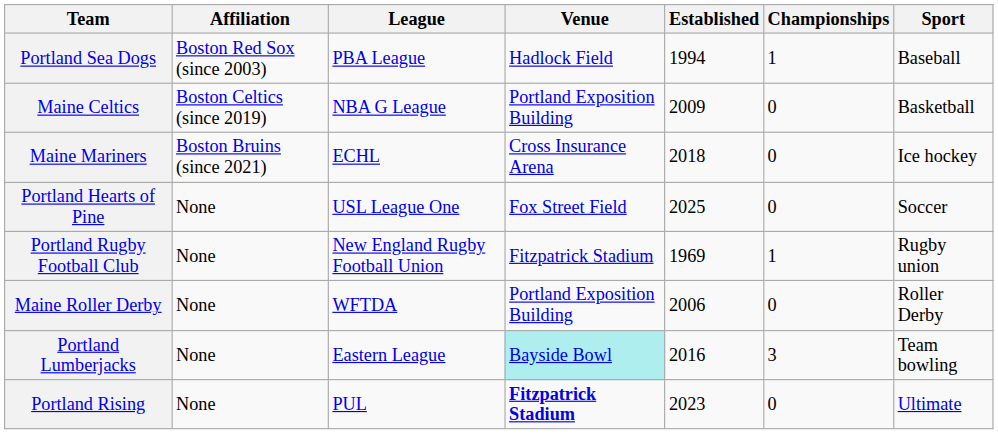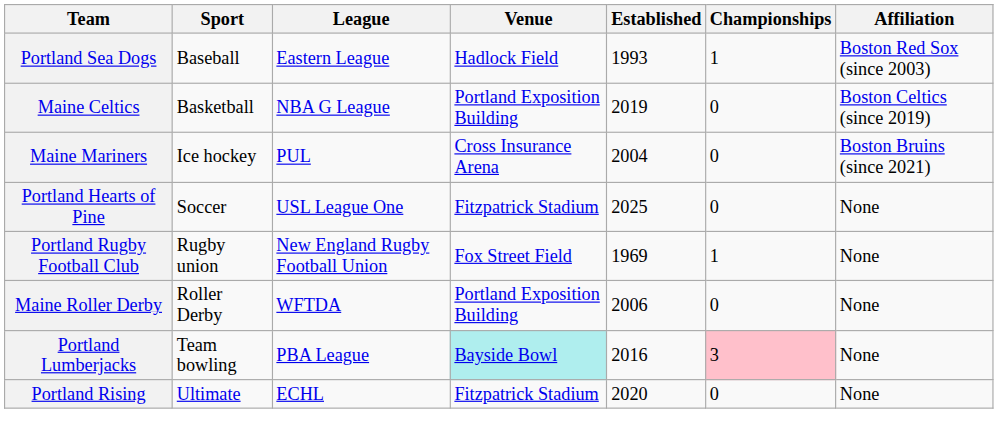columns swapped: (943, 18) <-> (250, 18)
(379, 58) PBA League -> (333, 58) Eastern League
(687, 58) 1994 -> (629, 58) 1993
(687, 107) 2009 -> (629, 107) 2019
(356, 157) ECHL -> (294, 157) PUL
(687, 157) 2018 -> (629, 157) 2004
(568, 206) Fox Street Field -> (527, 206) Fitzpatrick Stadium
(581, 255) Fitzpatrick Stadium -> (513, 255) Fox Street Field
(389, 354) Eastern League -> (323, 354) PBA League
(772, 354) no background -> (714, 354) pink background
(350, 404) PUL -> (300, 394) ECHL
(553, 404) bold -> (527, 394) normal
(687, 404) 2023 -> (629, 394) 2020
